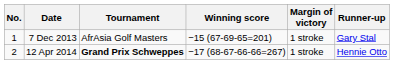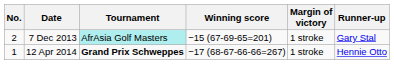(14, 37) 1 -> (14, 37) 2
(124, 37) no background -> (124, 37) paleturquoise background
(14, 52) 2 -> (14, 52) 1
